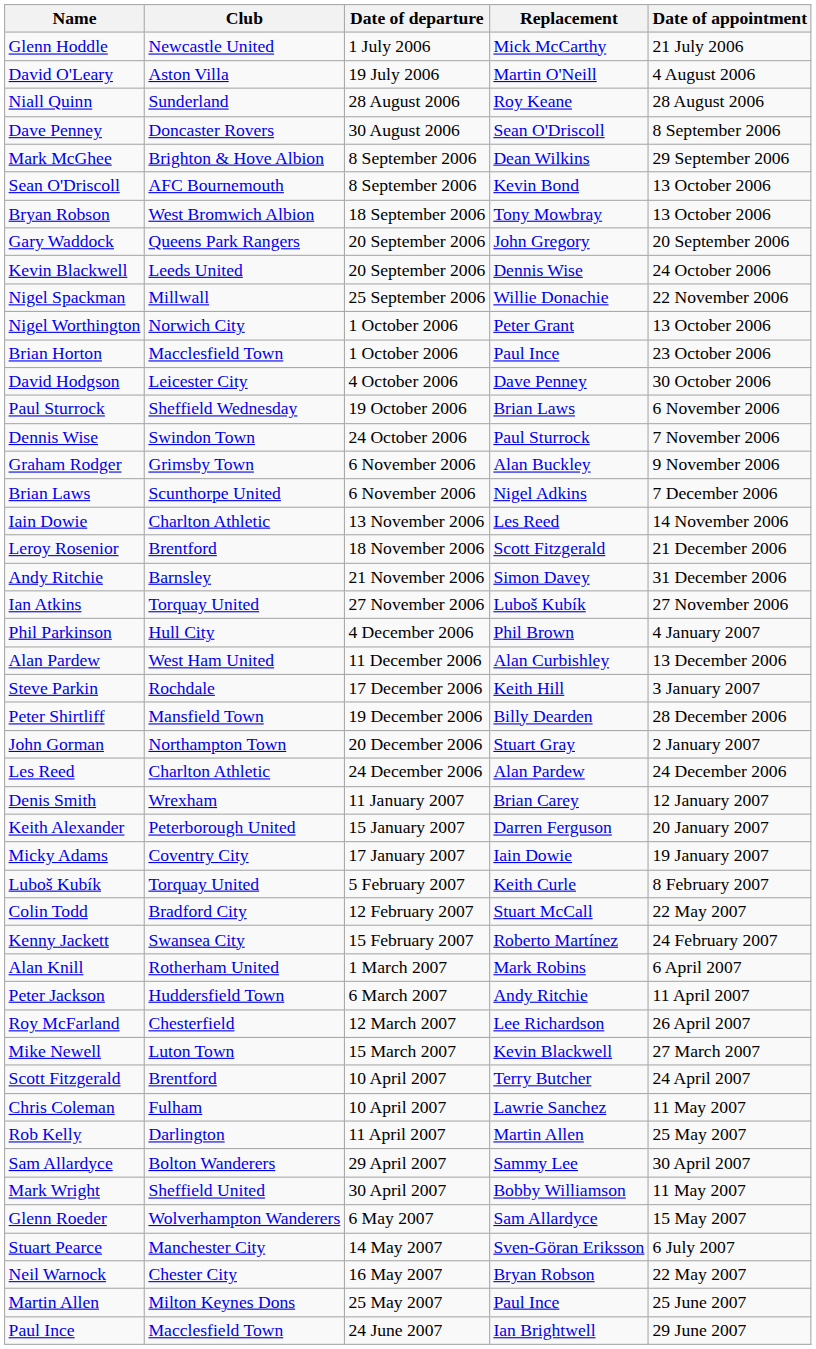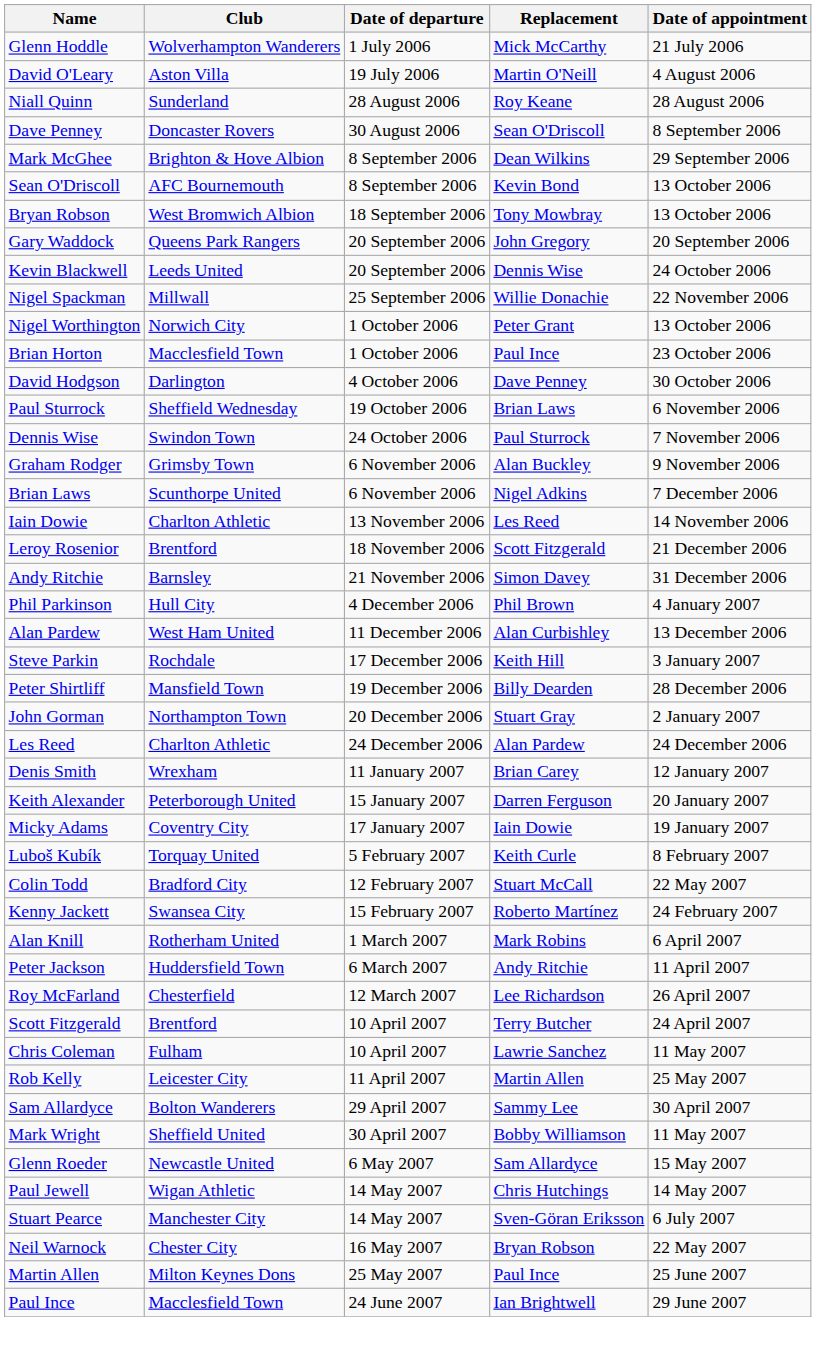(211, 46) Newcastle United -> (244, 46) Wolverhampton Wanderers
(198, 381) Leicester City -> (187, 381) Darlington
- row: (45, 604)
- row: (55, 1051)
(187, 1134) Darlington -> (198, 1079) Leicester City
(244, 1218) Wolverhampton Wanderers -> (211, 1162) Newcastle United
+ row: (49, 1190)
